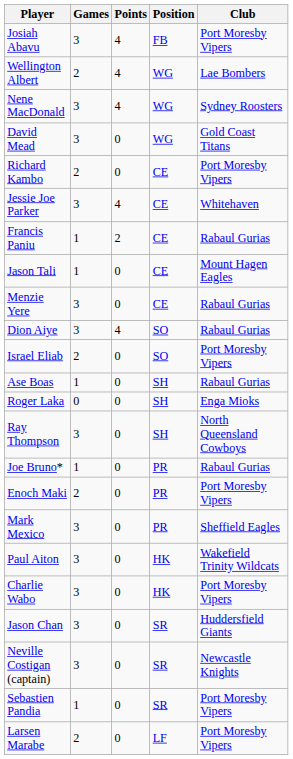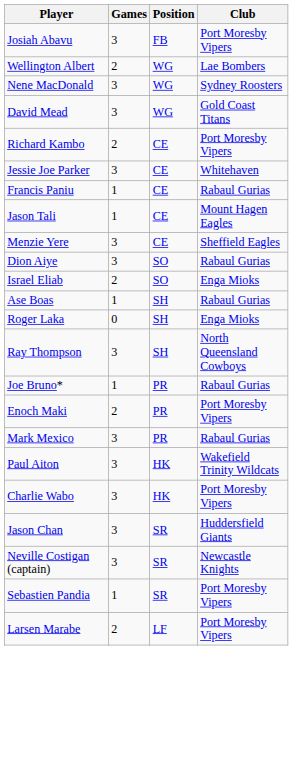- column: (131, 14)
(235, 303) Rabaul Gurias -> (240, 242) Sheffield Eagles
(233, 356) Port Moresby Vipers -> (230, 280) Enga Mioks
(240, 526) Sheffield Eagles -> (235, 437) Rabaul Gurias
